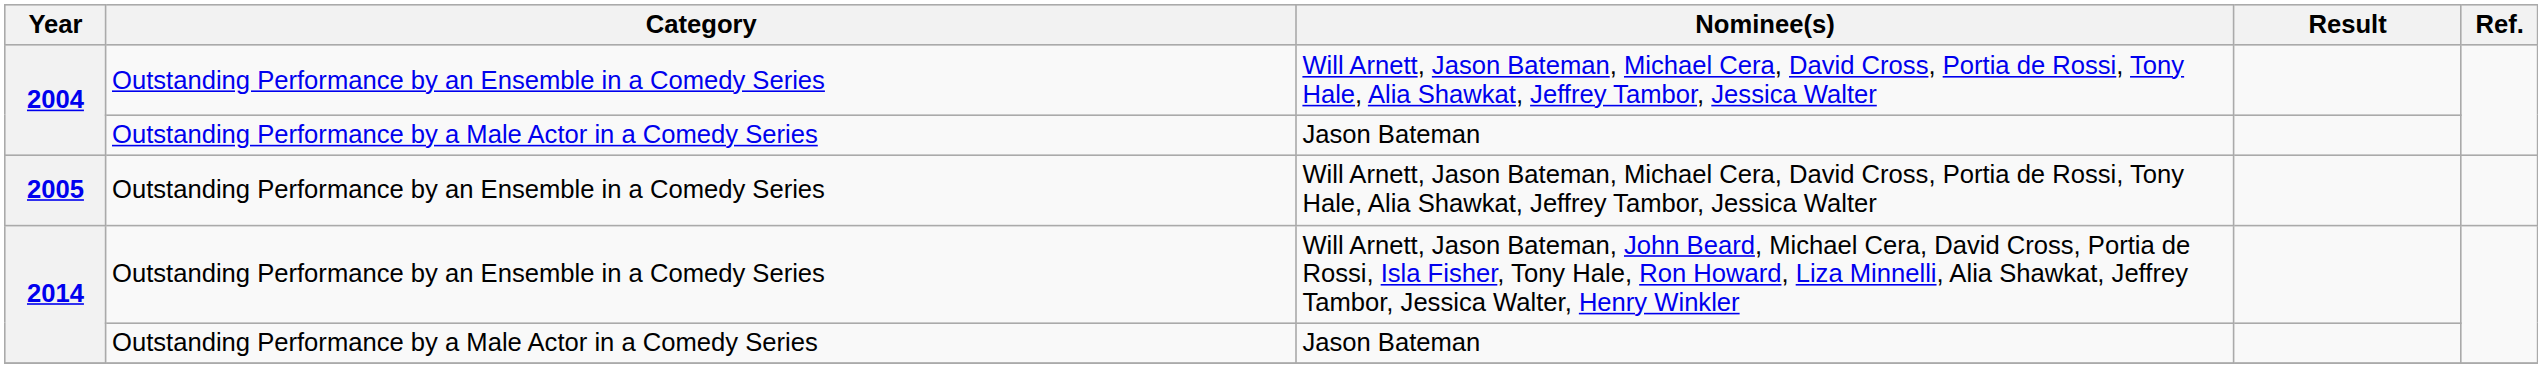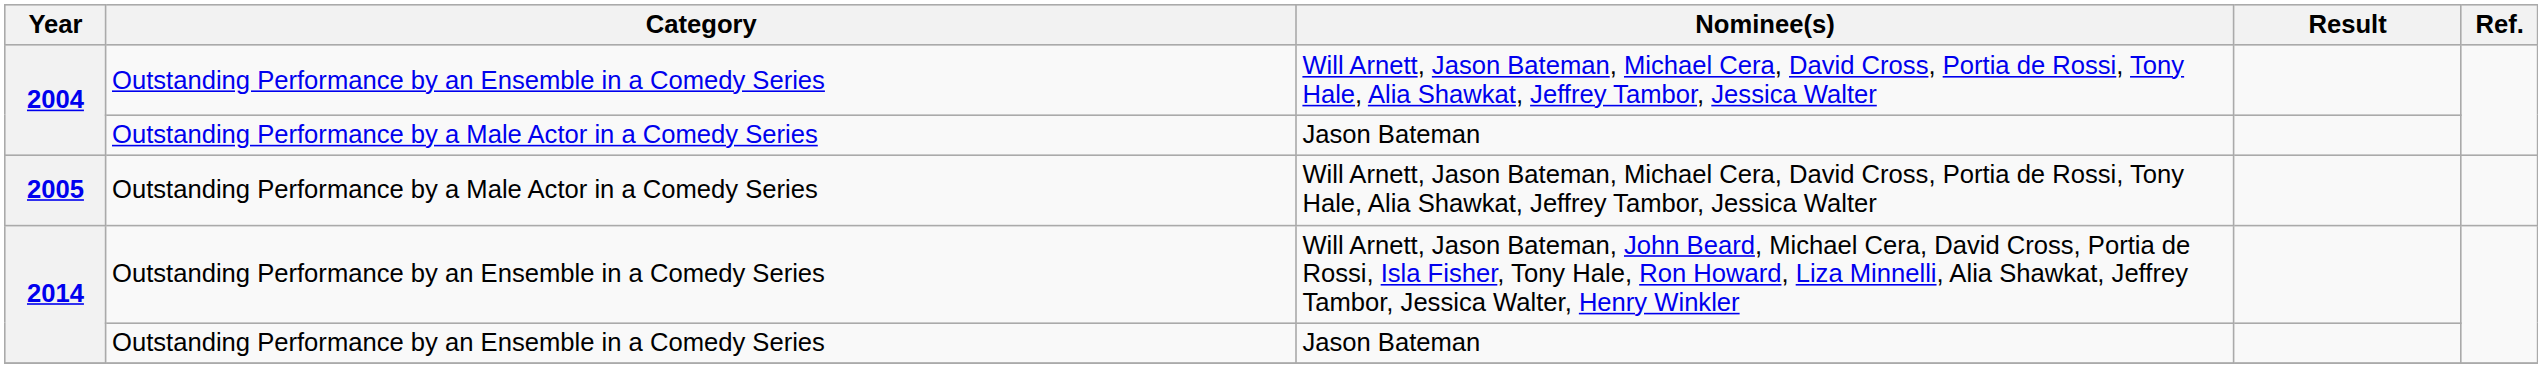(468, 189) Outstanding Performance by an Ensemble in a Comedy Series -> (465, 189) Outstanding Performance by a Male Actor in a Comedy Series
(465, 342) Outstanding Performance by a Male Actor in a Comedy Series -> (468, 342) Outstanding Performance by an Ensemble in a Comedy Series
